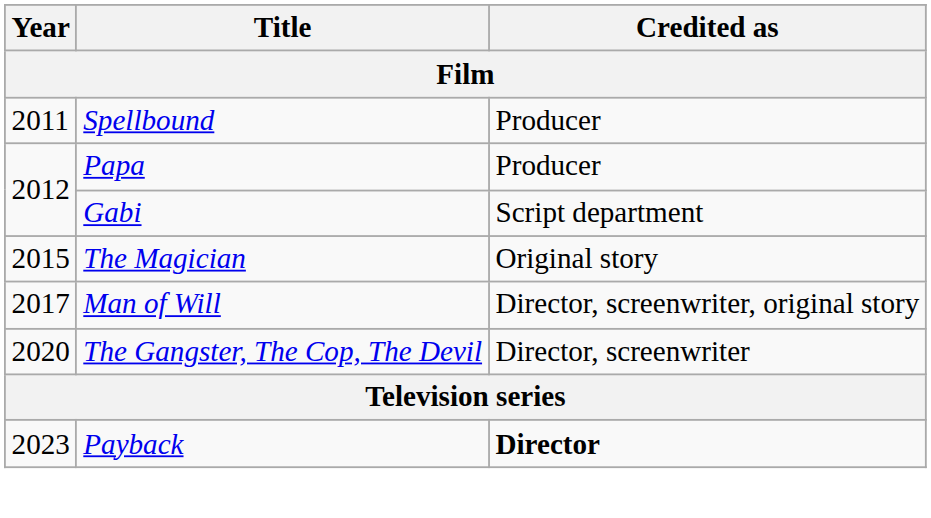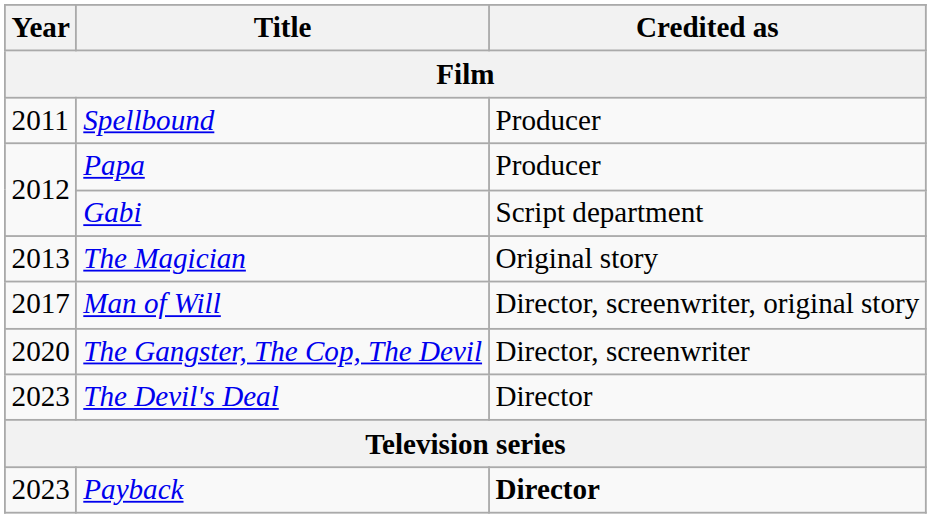(41, 258) 2015 -> (41, 258) 2013
+ row: (181, 397)
